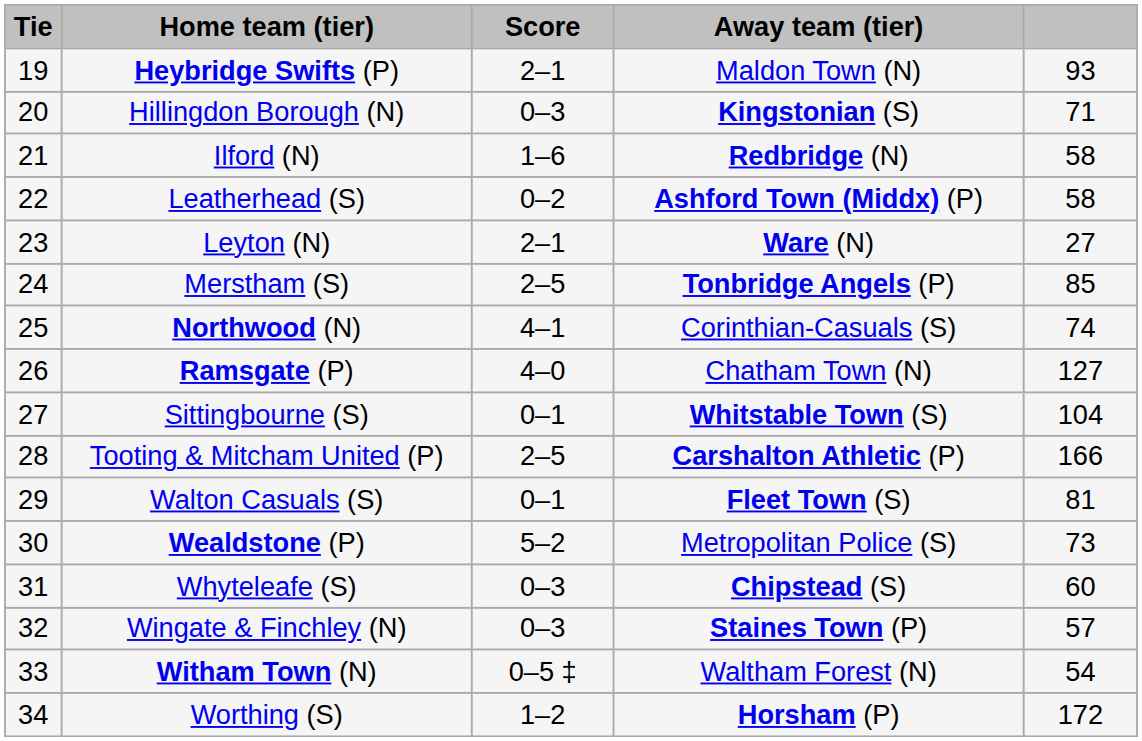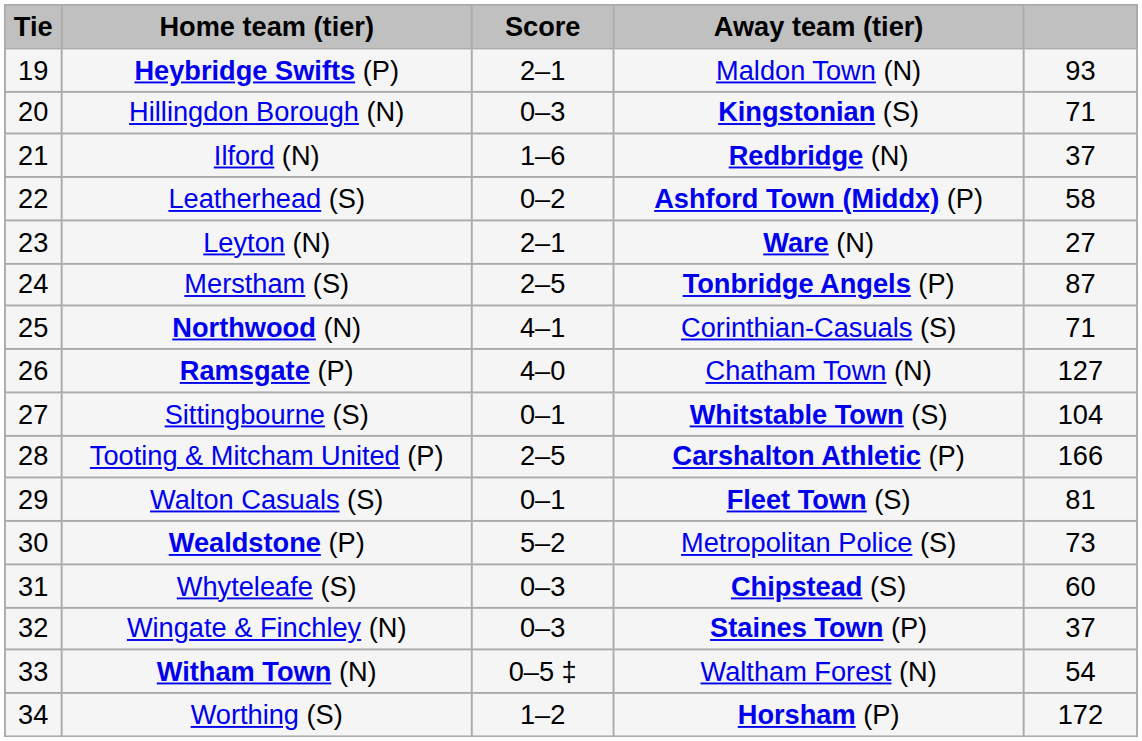(1080, 156) 58 -> (1080, 156) 37
(1080, 285) 85 -> (1080, 285) 87
(1080, 328) 74 -> (1080, 328) 71
(1080, 629) 57 -> (1080, 629) 37
